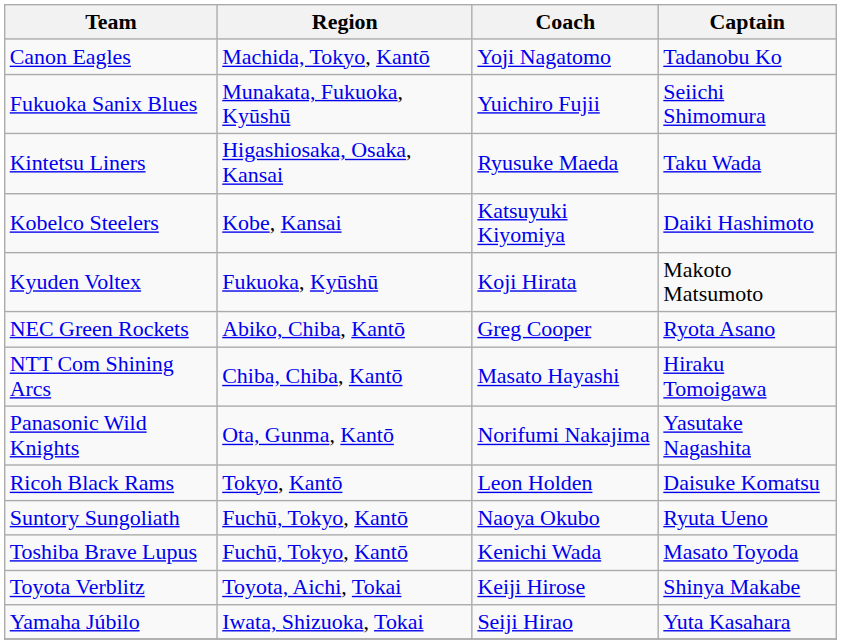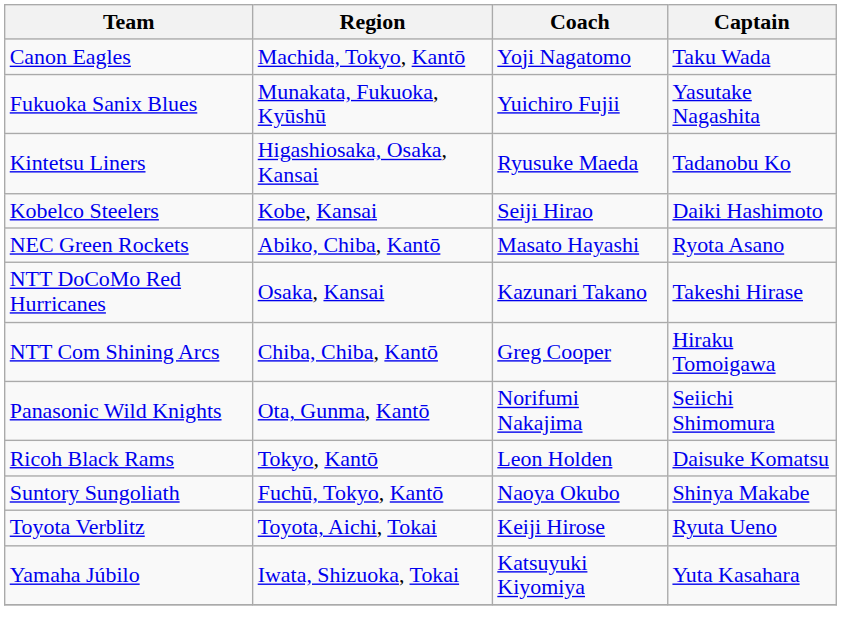(723, 56) Tadanobu Ko -> (721, 56) Taku Wada
(714, 103) Seiichi Shimomura -> (716, 103) Yasutake Nagashita
(712, 163) Taku Wada -> (732, 163) Tadanobu Ko
(522, 222) Katsuyuki Kiyomiya -> (545, 210) Seiji Hirao
- row: (75, 282)
(534, 329) Greg Cooper -> (568, 245) Masato Hayashi
+ row: (95, 292)
(548, 376) Masato Hayashi -> (554, 351) Greg Cooper
(707, 435) Yasutake Nagashita -> (724, 410) Seiichi Shimomura
(716, 517) Ryuta Ueno -> (741, 492) Shinya Makabe
- row: (103, 552)
(732, 587) Shinya Makabe -> (725, 527) Ryuta Ueno
(525, 621) Seiji Hirao -> (542, 574) Katsuyuki Kiyomiya
